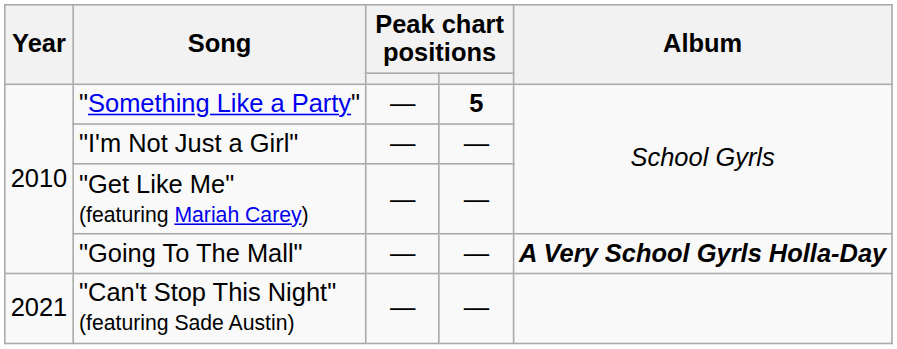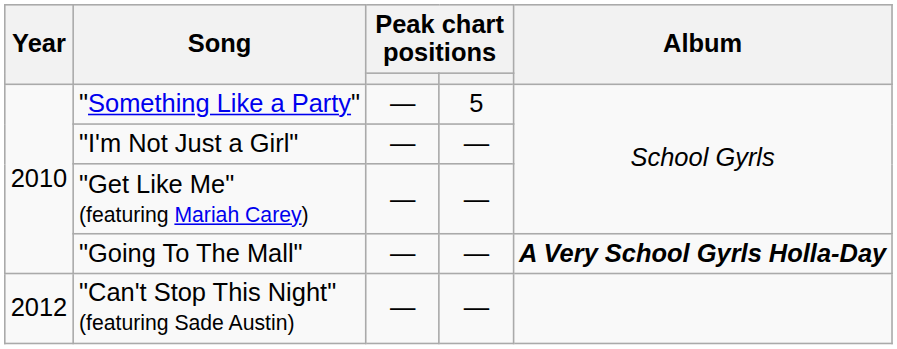(476, 103) bold -> (476, 103) normal
(39, 307) 2021 -> (39, 307) 2012
